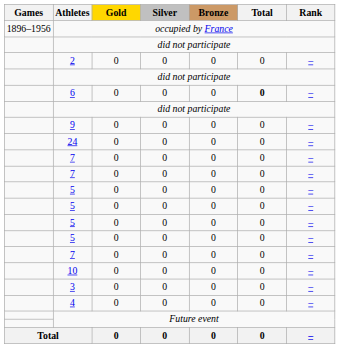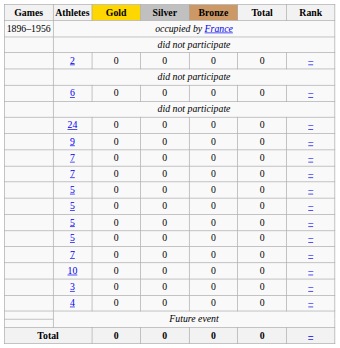(262, 93) bold -> (262, 93) normal
rows swapped: (72, 142) <-> (72, 126)
